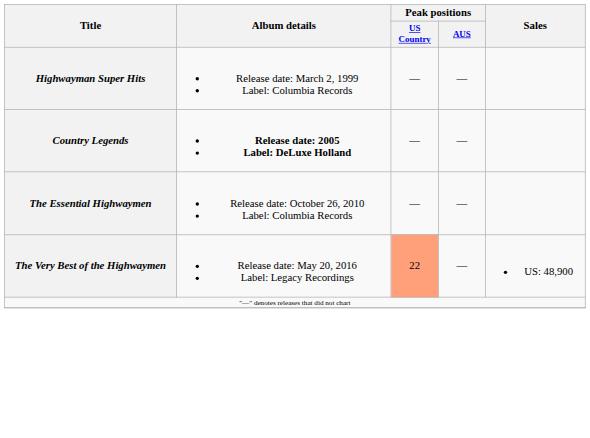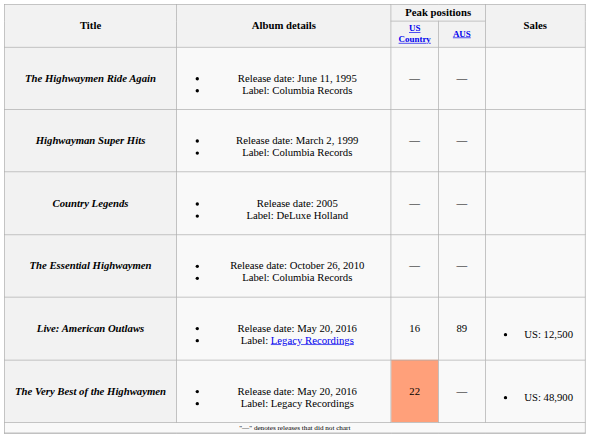+ row: (91, 78)
(284, 147) bold -> (284, 209) normal
+ row: (91, 328)
